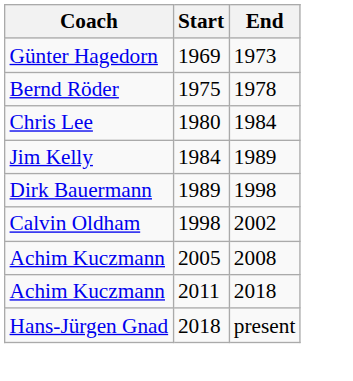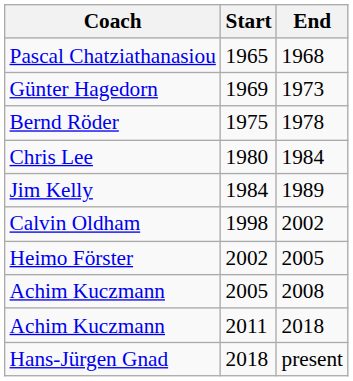+ row: (113, 55)
- row: (81, 190)
+ row: (71, 257)
